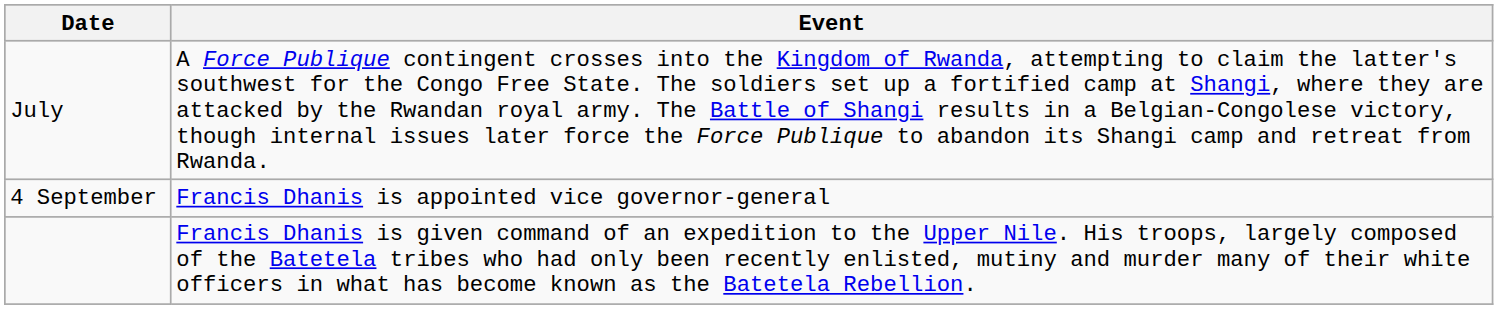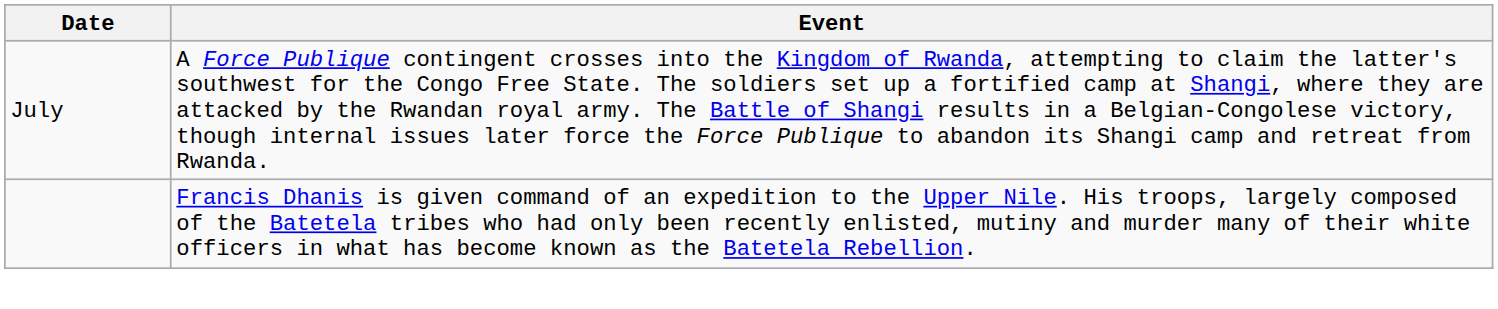- row: (84, 198)
